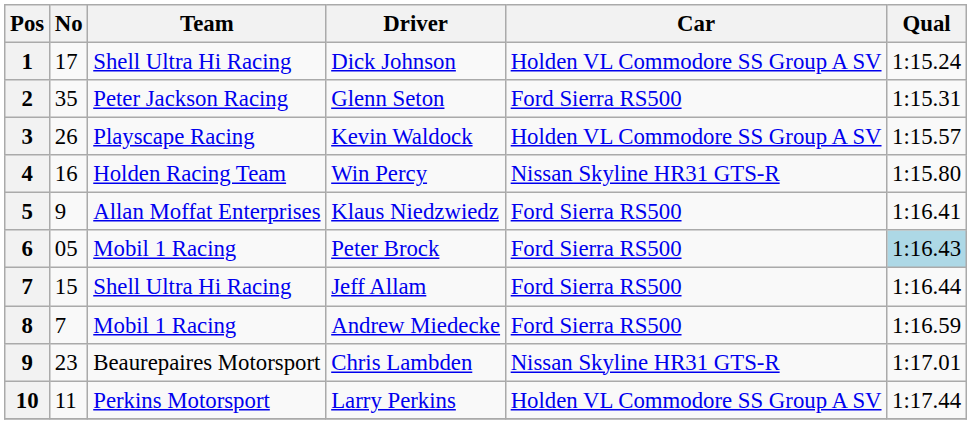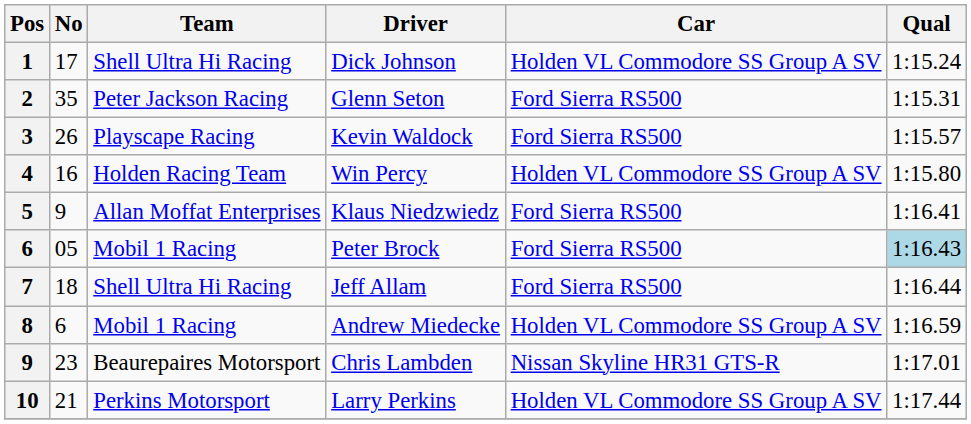(696, 136) Holden VL Commodore SS Group A SV -> (596, 136) Ford Sierra RS500
(645, 173) Nissan Skyline HR31 GTS-R -> (696, 173) Holden VL Commodore SS Group A SV
(66, 286) 15 -> (66, 286) 18
(61, 324) 7 -> (61, 324) 6
(596, 324) Ford Sierra RS500 -> (696, 324) Holden VL Commodore SS Group A SV
(66, 399) 11 -> (66, 399) 21
